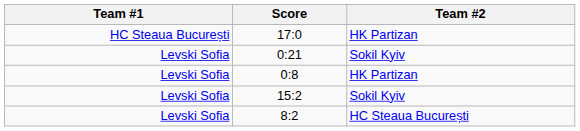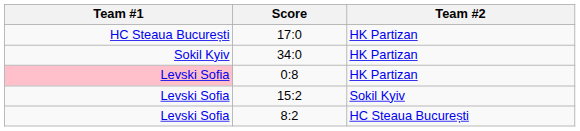- row: (289, 55)
+ row: (289, 55)
(195, 75) no background -> (195, 75) pink background
